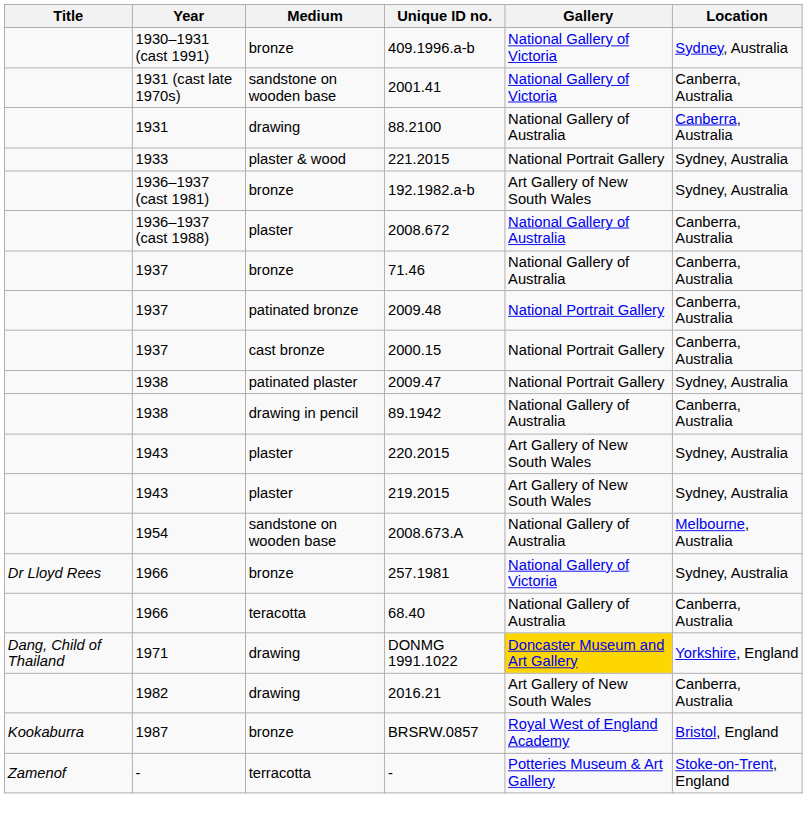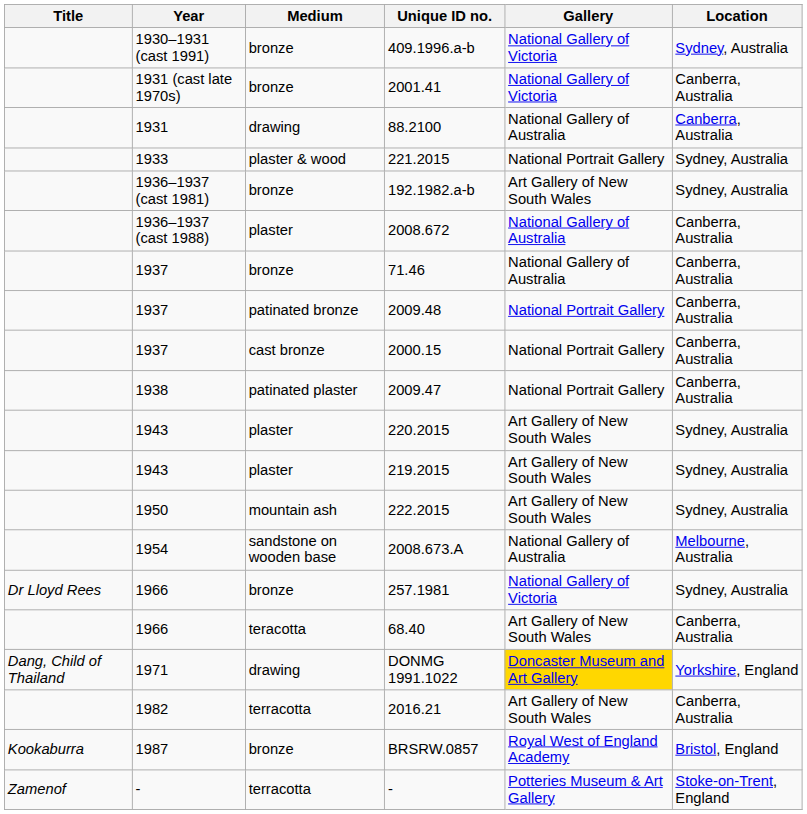(293, 87) sandstone on wooden base -> (271, 87) bronze
(732, 382) Sydney, Australia -> (708, 390) Canberra, Australia
- row: (415, 413)
+ row: (419, 510)
(569, 613) National Gallery of Australia -> (568, 629) Art Gallery of New South Wales
(274, 693) drawing -> (280, 709) terracotta
